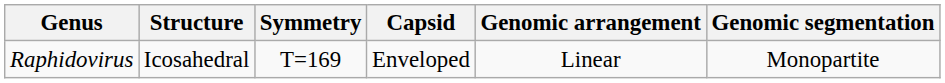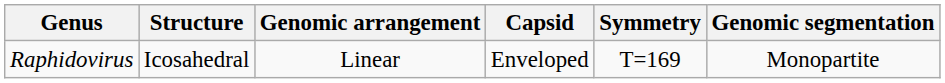columns swapped: (311, 22) <-> (591, 22)
